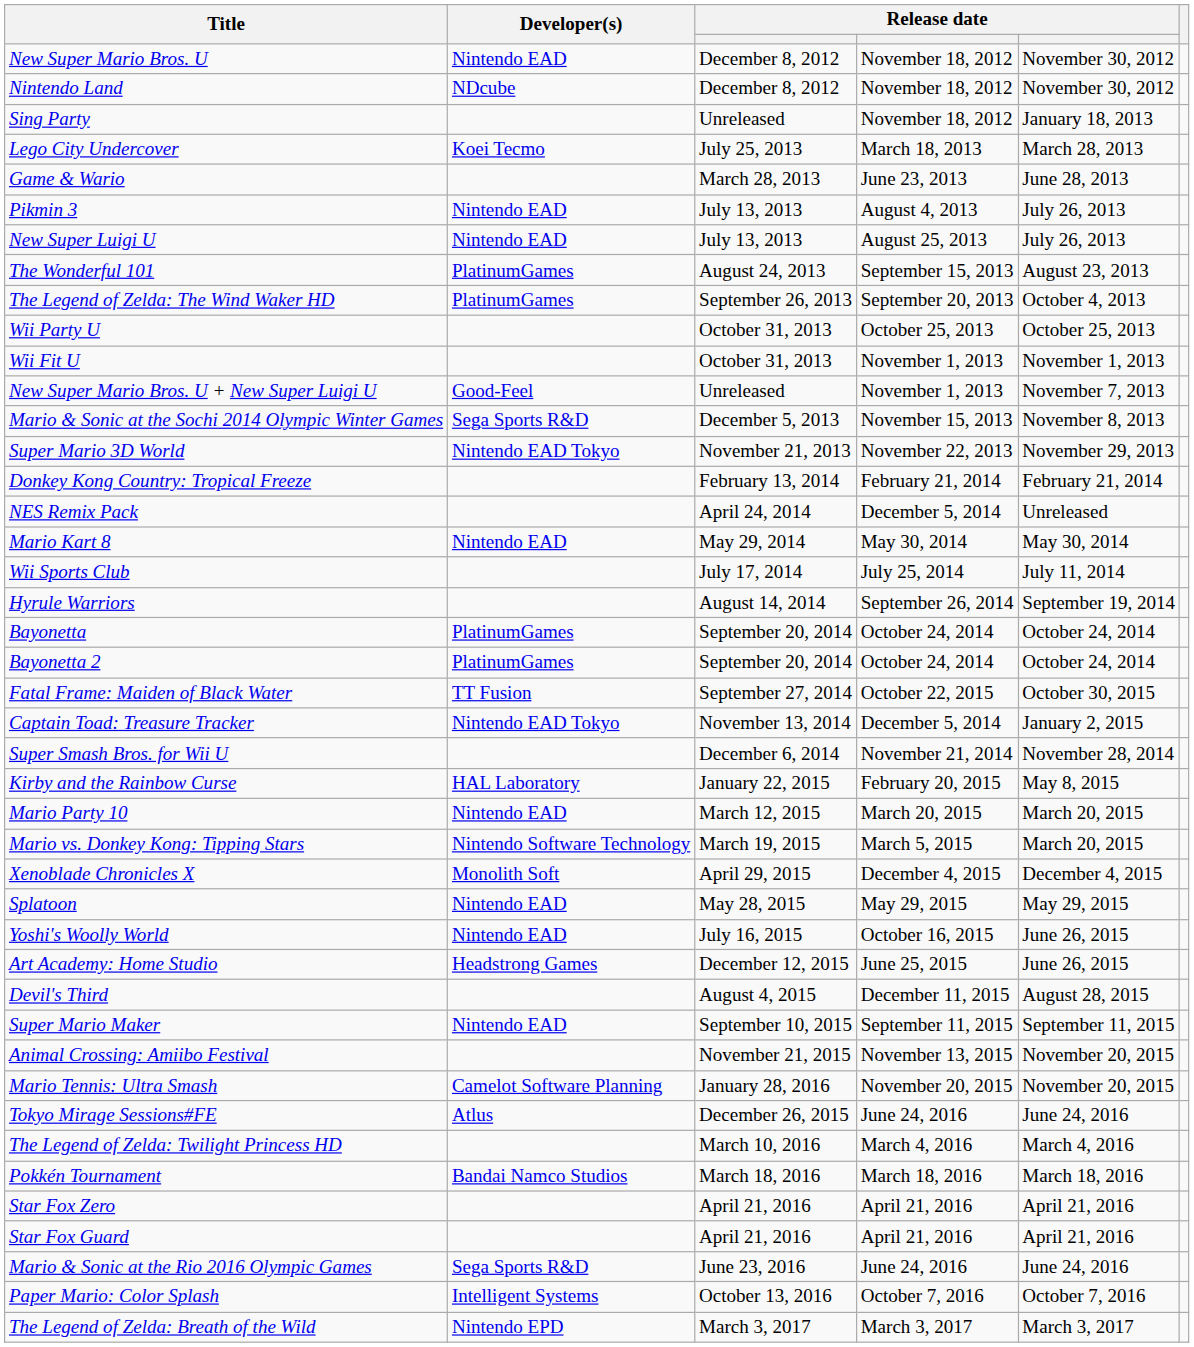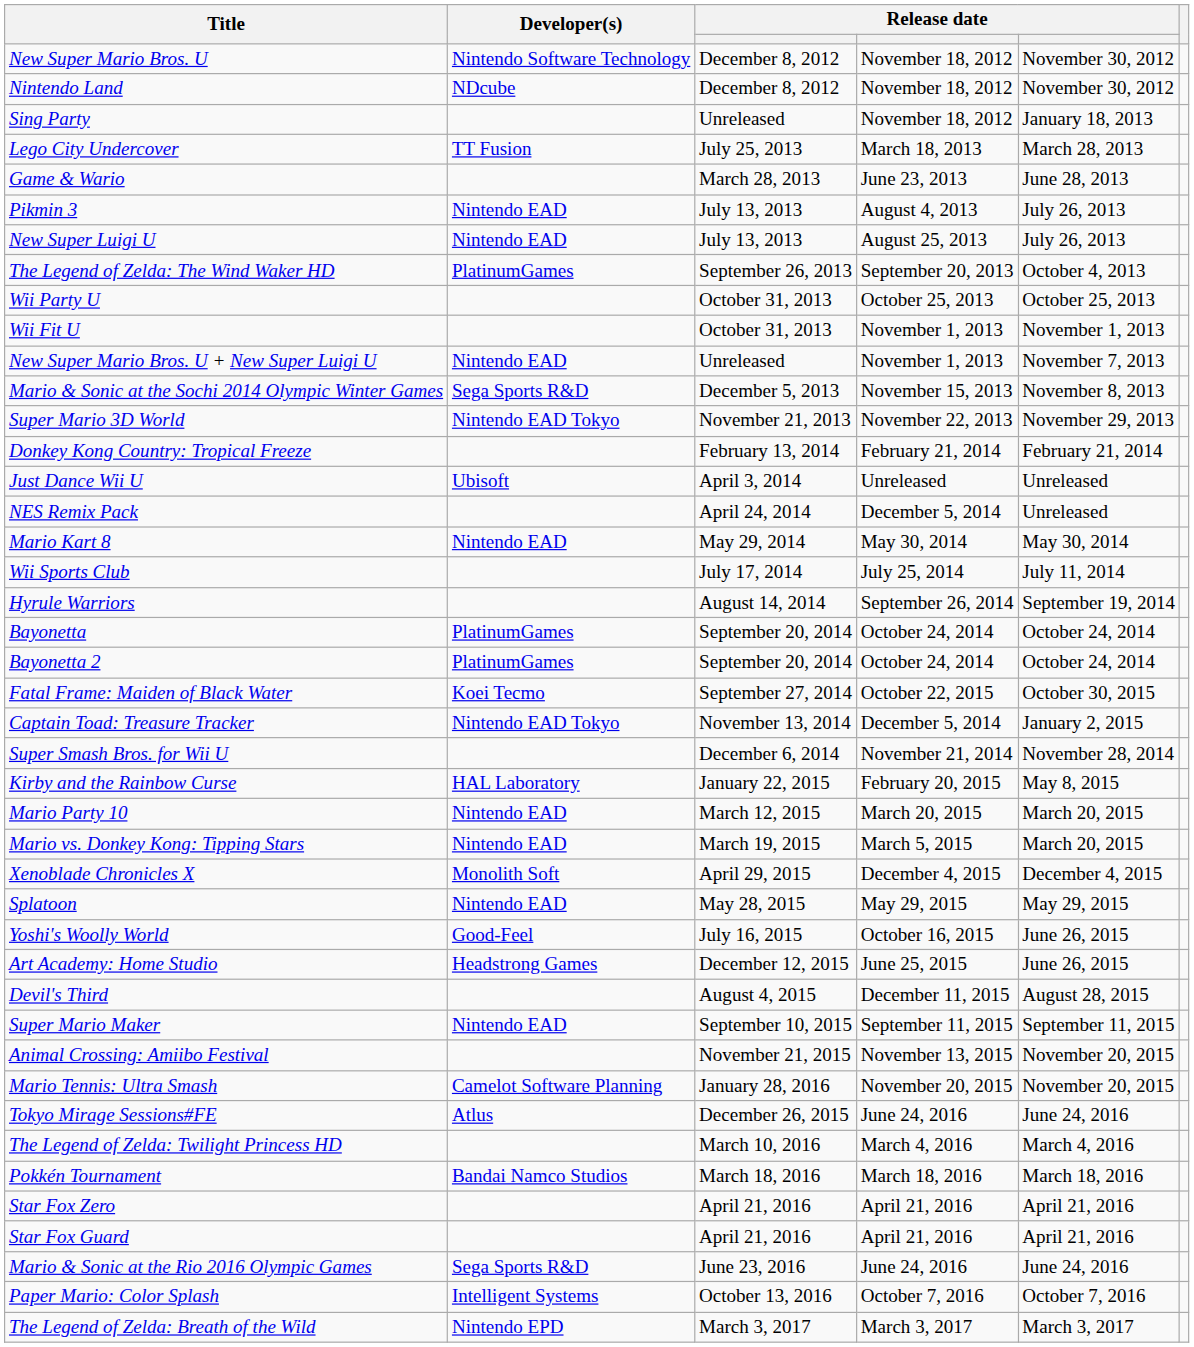(509, 58) Nintendo EAD -> (571, 58) Nintendo Software Technology
(498, 149) Koei Tecmo -> (492, 149) TT Fusion
- row: (82, 269)
(493, 390) Good-Feel -> (509, 360) Nintendo EAD
+ row: (76, 481)
(492, 692) TT Fusion -> (498, 692) Koei Tecmo
(571, 843) Nintendo Software Technology -> (509, 843) Nintendo EAD
(509, 934) Nintendo EAD -> (493, 934) Good-Feel
